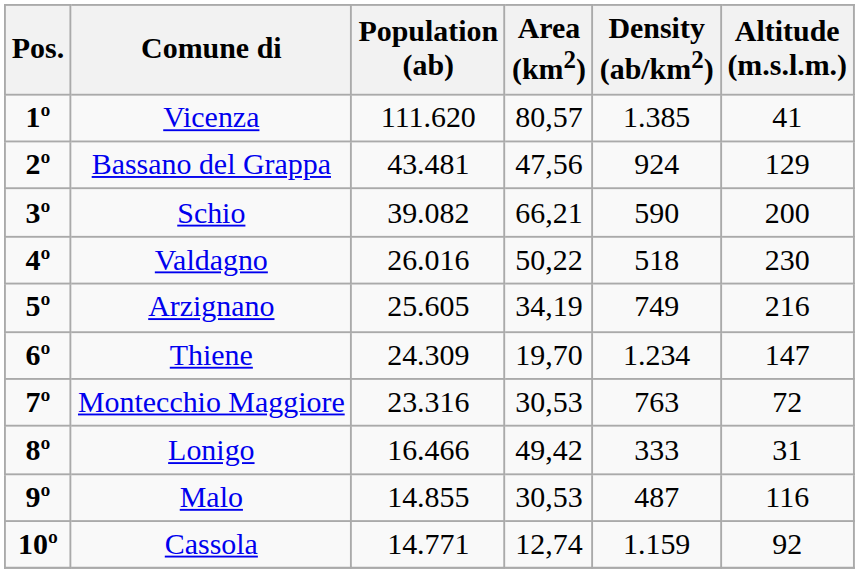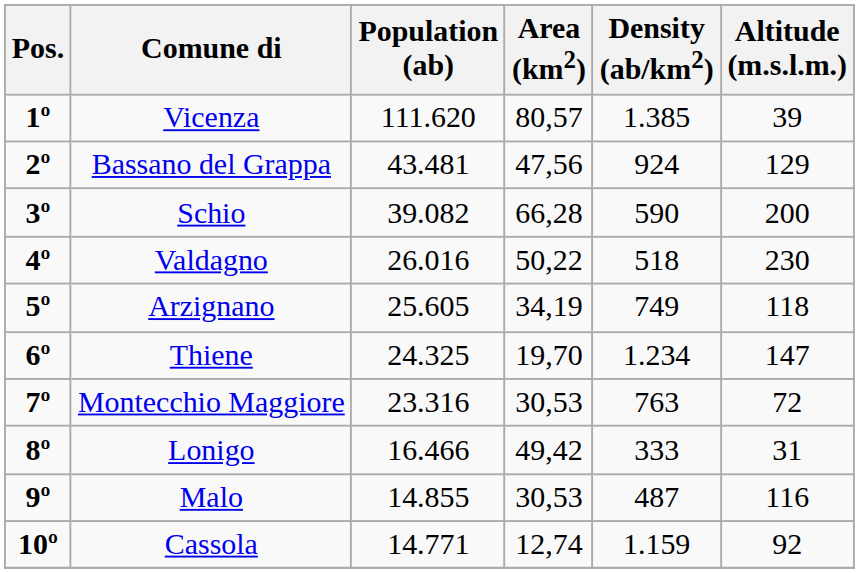(787, 117) 41 -> (787, 117) 39
(549, 212) 66,21 -> (549, 212) 66,28
(787, 307) 216 -> (787, 307) 118
(428, 354) 24.309 -> (428, 354) 24.325
